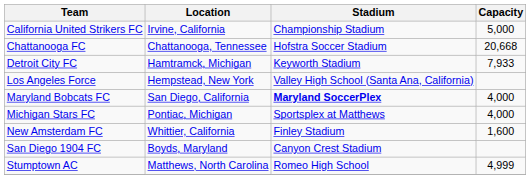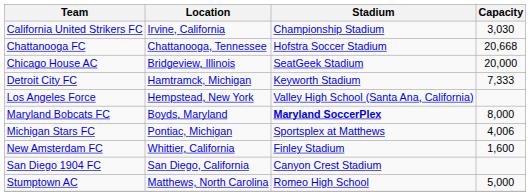(501, 30) 5,000 -> (501, 30) 3,030
+ row: (52, 64)
(501, 64) 7,933 -> (501, 81) 7,333
(198, 98) San Diego, California -> (188, 115) Boyds, Maryland
(501, 98) 4,000 -> (501, 115) 8,000
(501, 115) 4,000 -> (501, 132) 4,006
(188, 149) Boyds, Maryland -> (198, 166) San Diego, California
(501, 166) 4,999 -> (501, 183) 5,000
